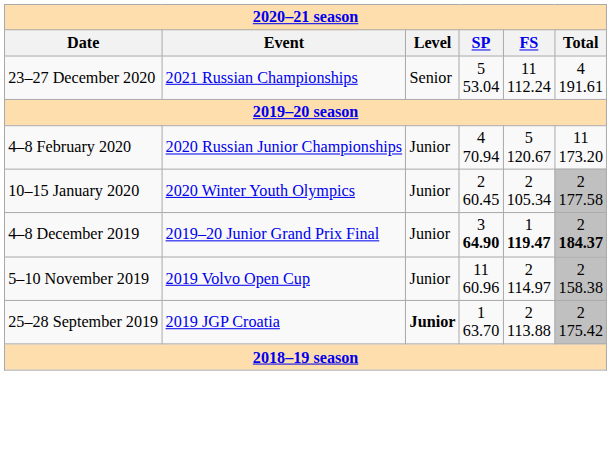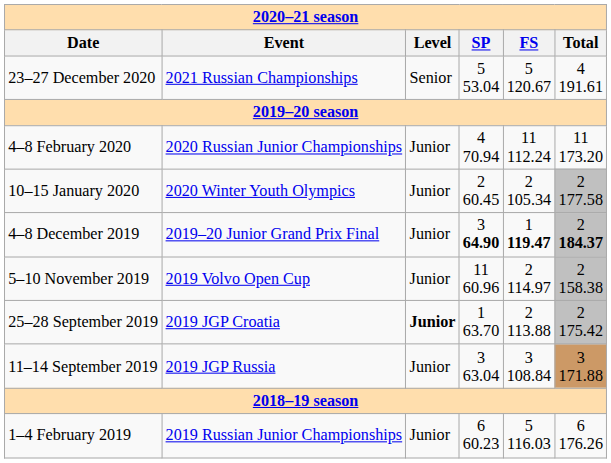(529, 77) 11 112.24 -> (529, 77) 5 120.67
(529, 147) 5 120.67 -> (529, 147) 11 112.24
+ row: (83, 366)
+ row: (70, 435)
